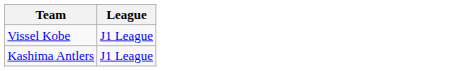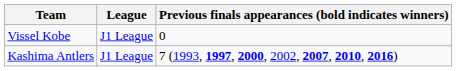+ column: (304, 14)
